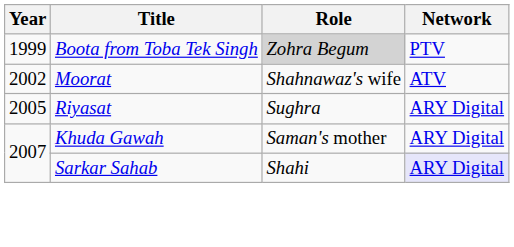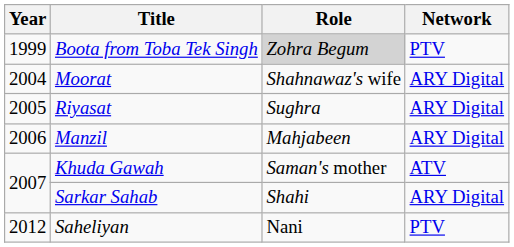(28, 78) 2002 -> (28, 78) 2004
(428, 78) ATV -> (457, 78) ARY Digital
+ row: (81, 138)
(457, 138) ARY Digital -> (428, 167) ATV
(457, 167) lavender background -> (457, 197) no background
+ row: (92, 227)
